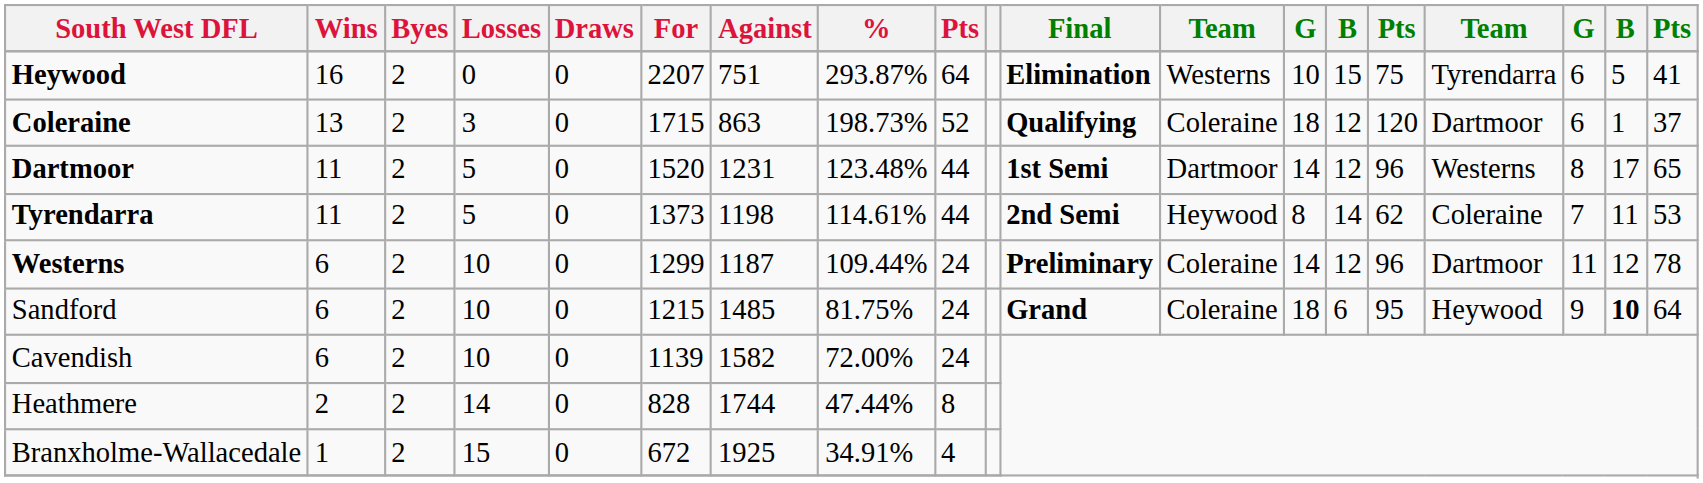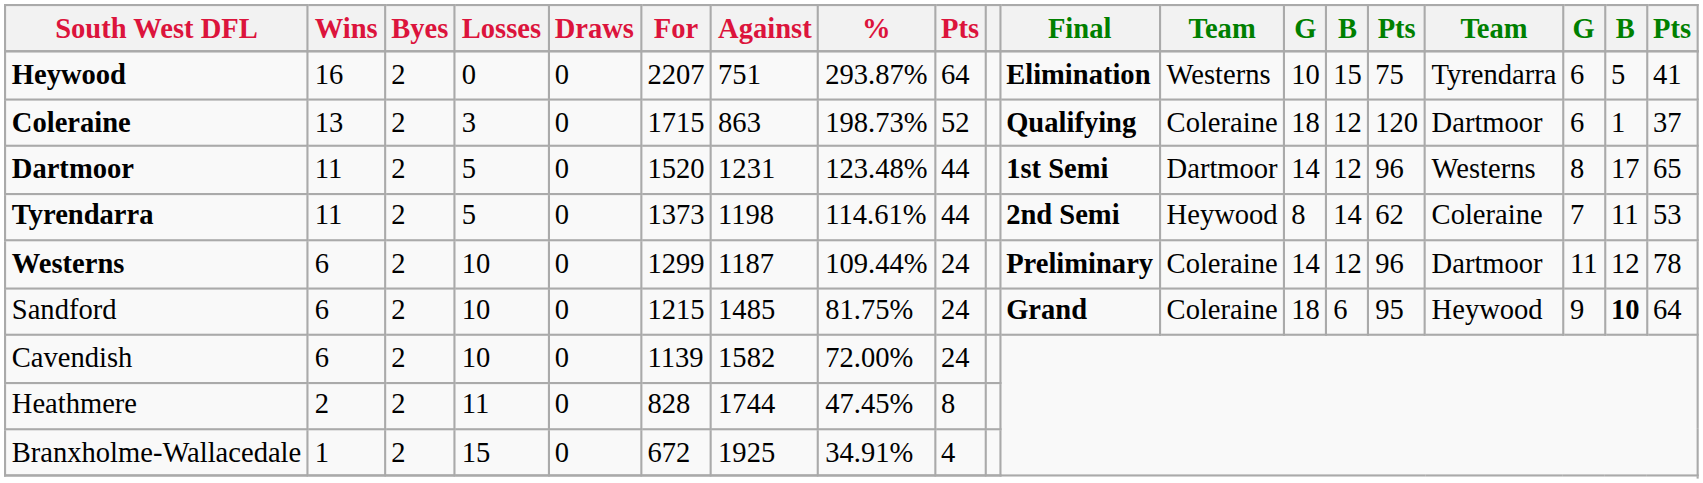(476, 404) 14 -> (476, 404) 11
(869, 404) 47.44% -> (869, 404) 47.45%
